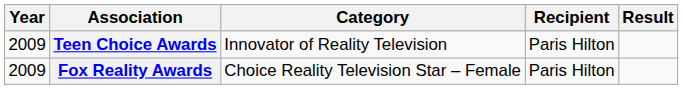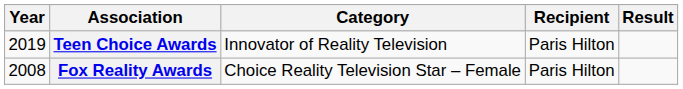(27, 44) 2009 -> (27, 44) 2019
(27, 71) 2009 -> (27, 71) 2008
